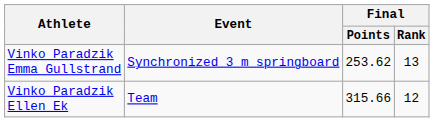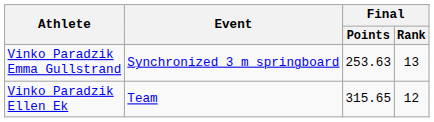(368, 62) 253.62 -> (368, 62) 253.63
(368, 99) 315.66 -> (368, 99) 315.65
